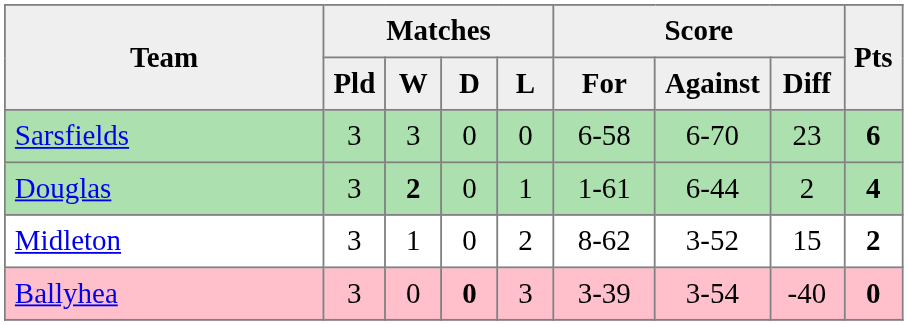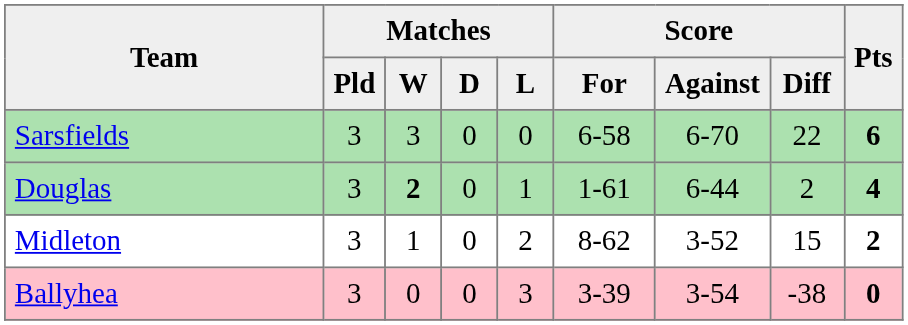(807, 135) 23 -> (807, 135) 22
(469, 293) bold -> (469, 293) normal
(807, 293) -40 -> (807, 293) -38
